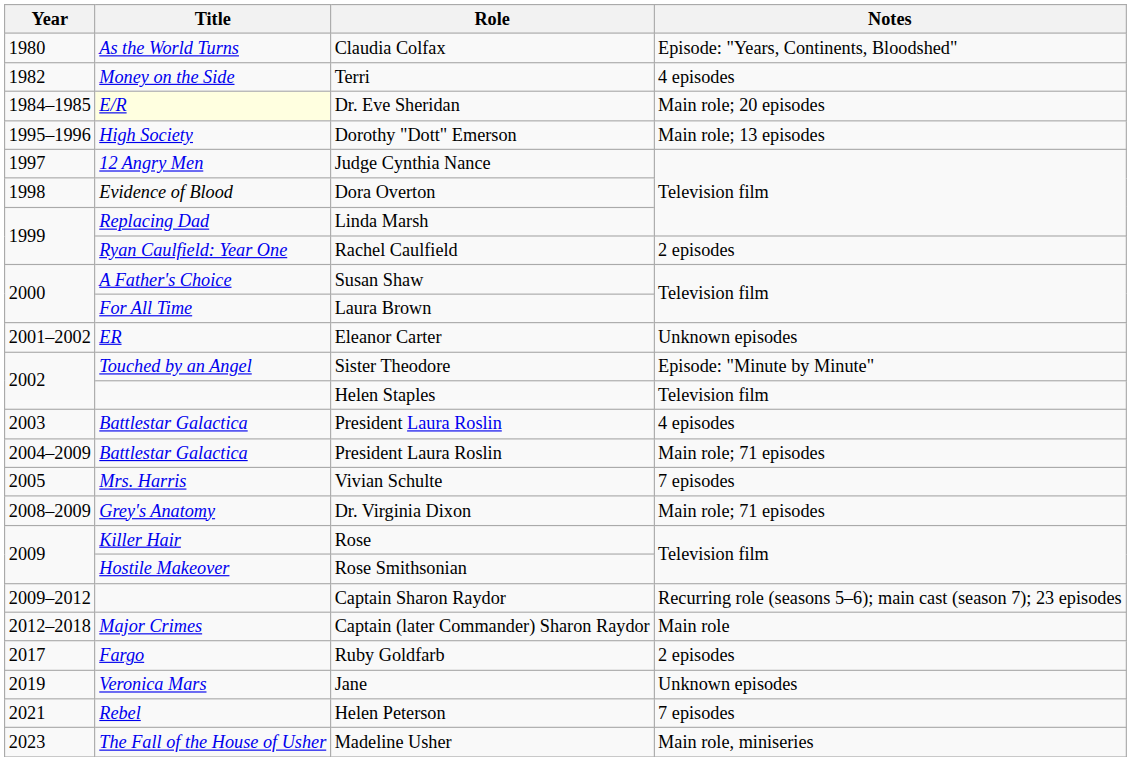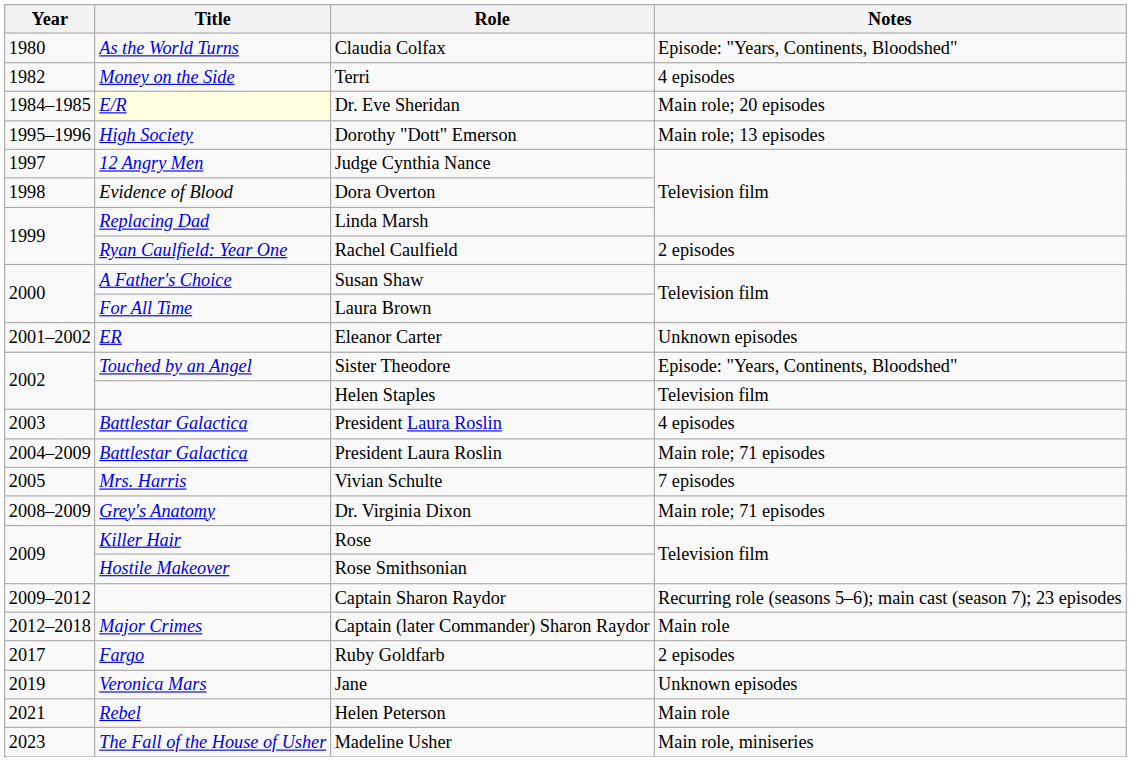(766, 366) Episode: "Minute by Minute" -> (808, 366) Episode: "Years, Continents, Bloodshed"
(696, 713) 7 episodes -> (694, 713) Main role
